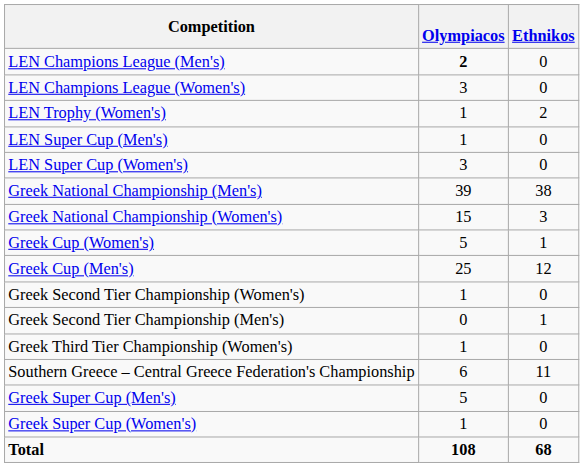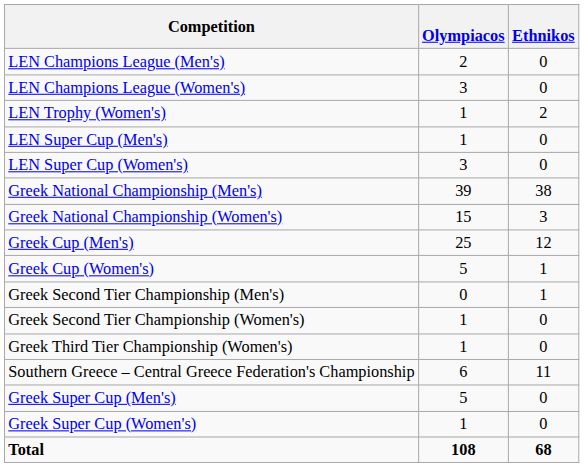(463, 61) bold -> (463, 61) normal
rows swapped: (71, 268) <-> (81, 242)
rows swapped: (146, 320) <-> (156, 294)
